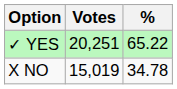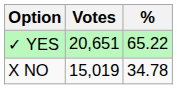(94, 44) 20,251 -> (94, 44) 20,651
